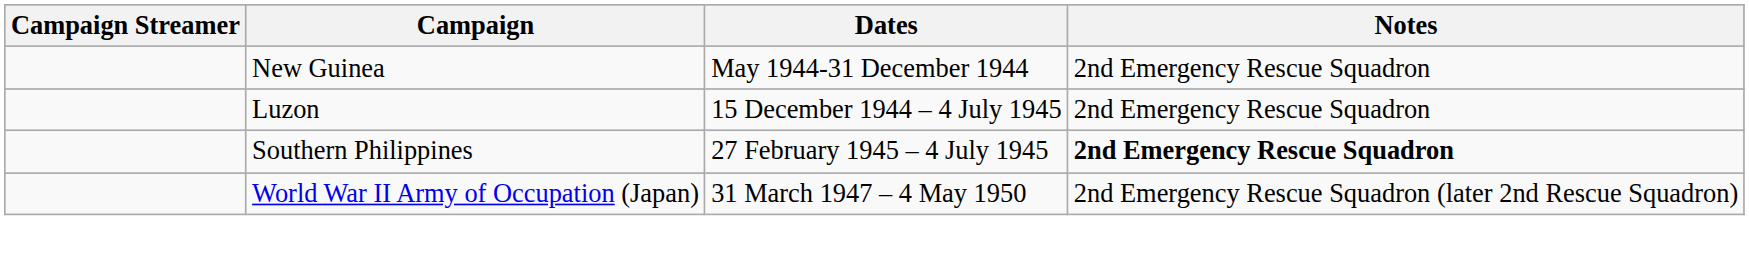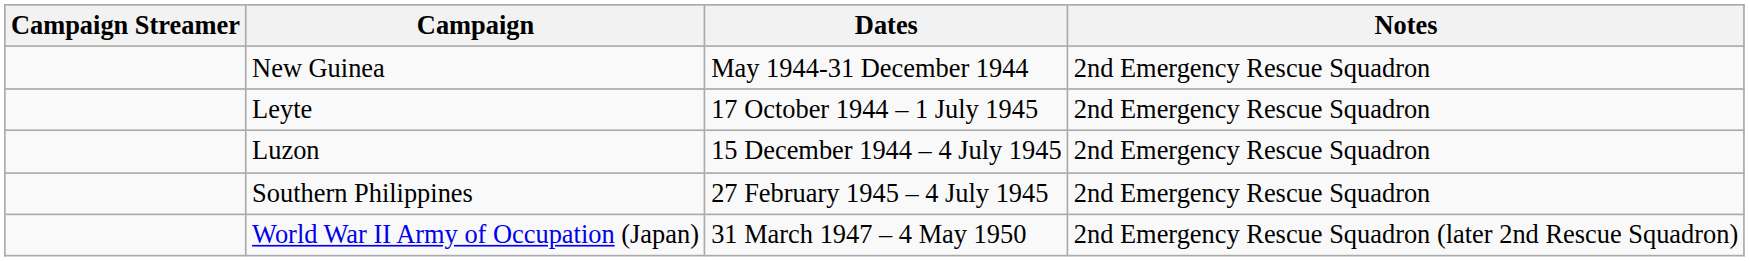+ row: (282, 109)
(1264, 151) bold -> (1252, 192) normal
